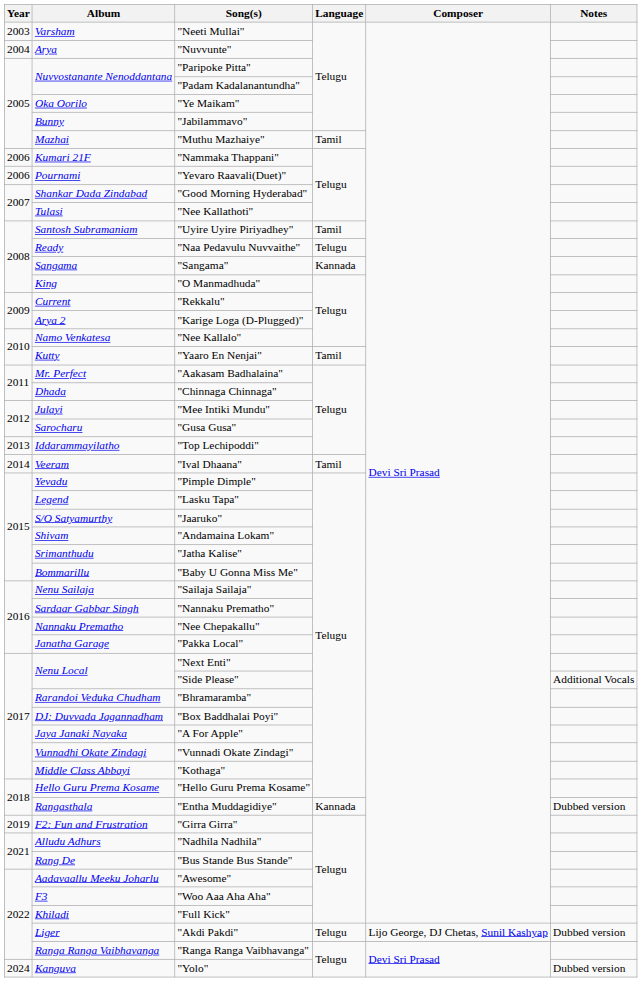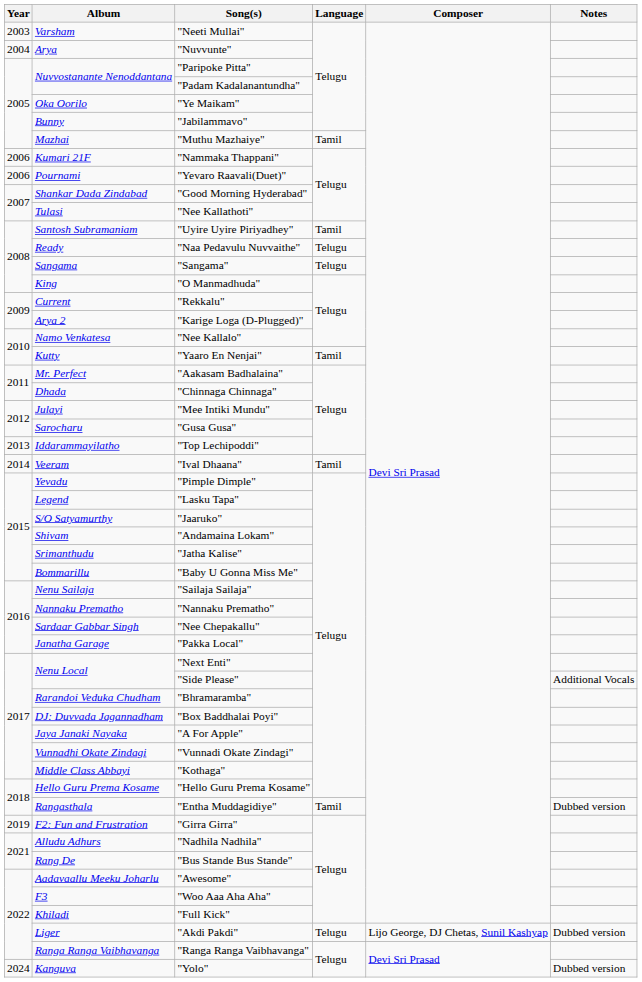(335, 265) Kannada -> (331, 265) Telugu
(87, 608) Sardaar Gabbar Singh -> (79, 608) Nannaku Prematho
(79, 626) Nannaku Prematho -> (87, 626) Sardaar Gabbar Singh
(335, 806) Kannada -> (328, 806) Tamil
